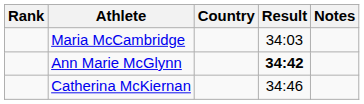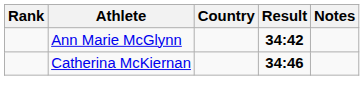- row: (118, 39)
(284, 87) normal -> (284, 63) bold
